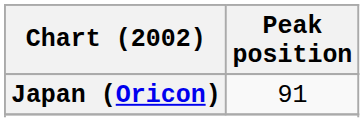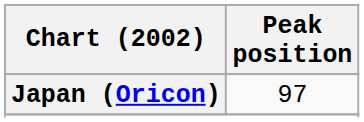(292, 95) 91 -> (292, 95) 97
